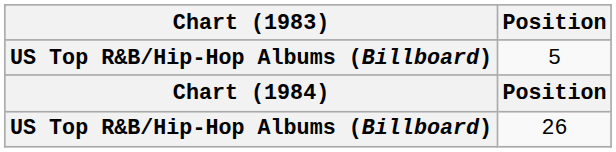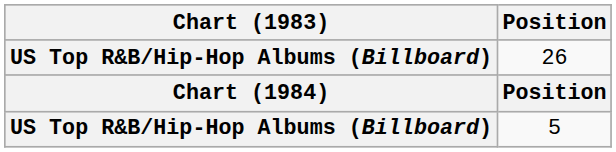rows swapped: (555, 58) <-> (555, 129)
